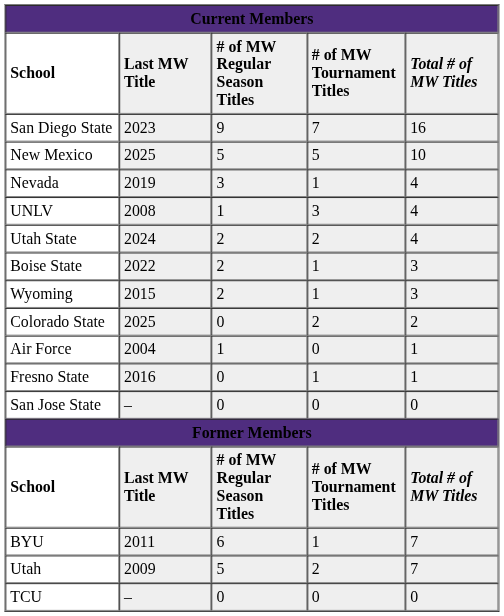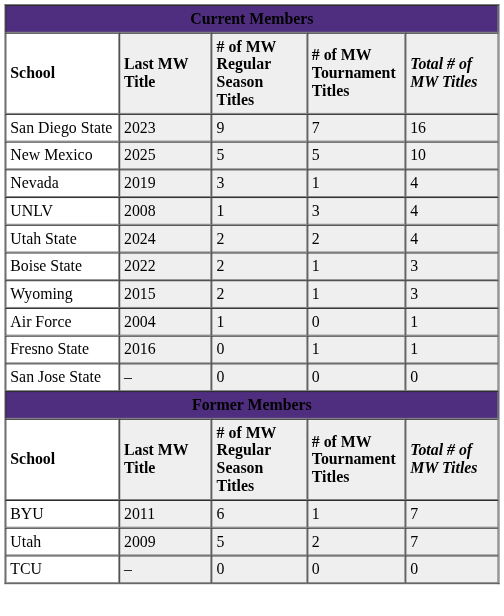- row: (58, 321)
